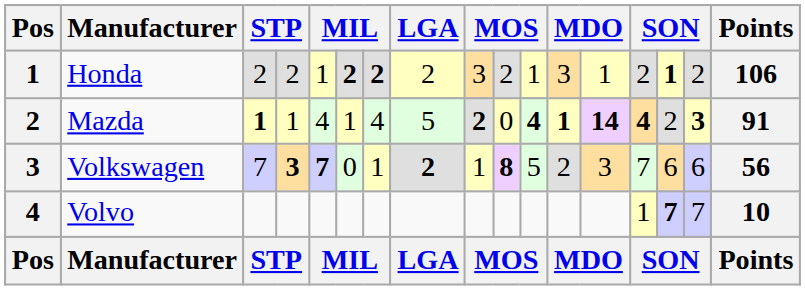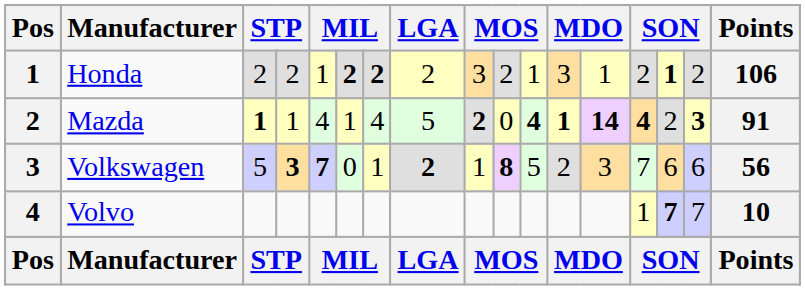(260, 166) 7 -> (260, 166) 5
